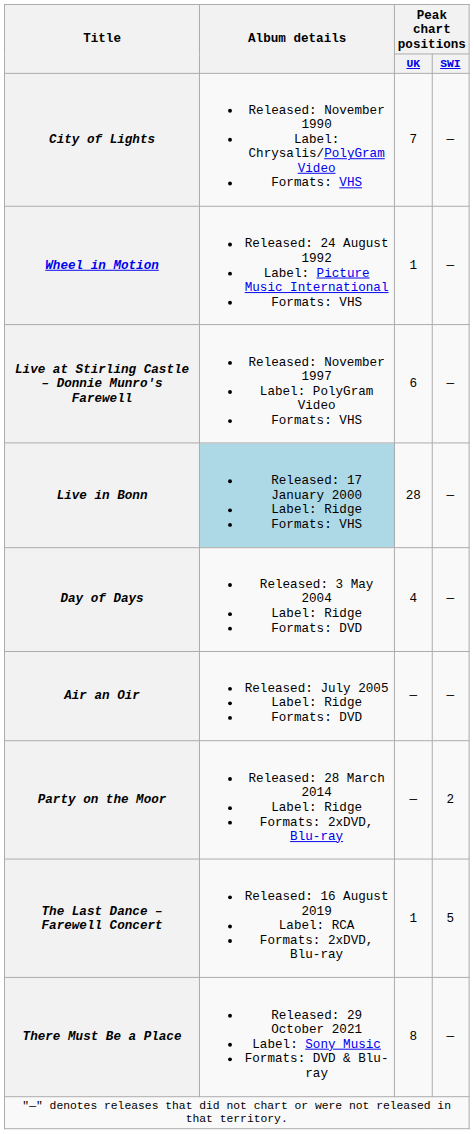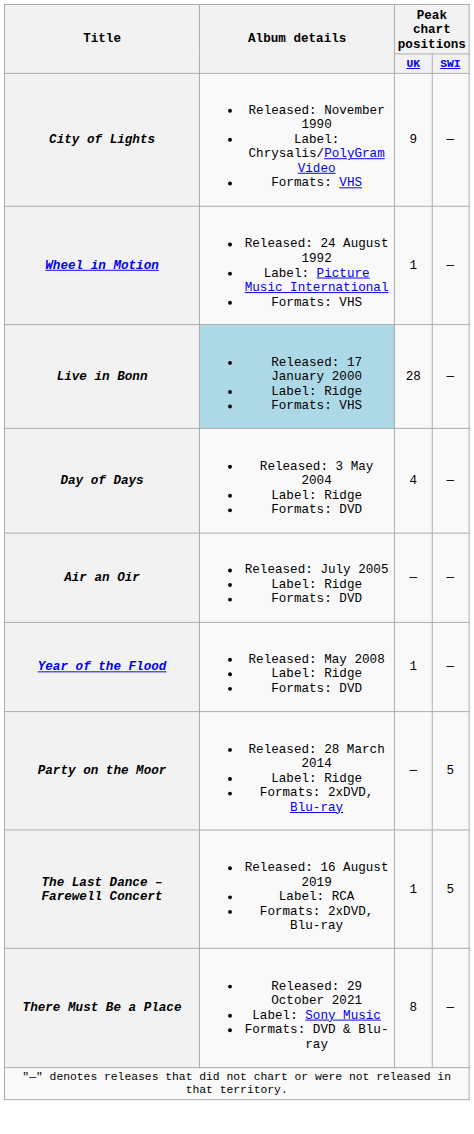(413, 140) 7 -> (413, 140) 9
- row: (102, 384)
+ row: (102, 667)
(450, 800) 2 -> (450, 771) 5
